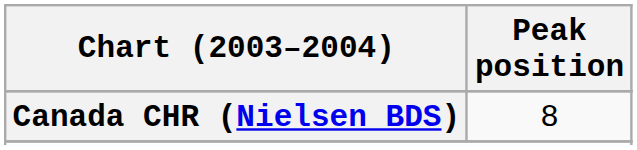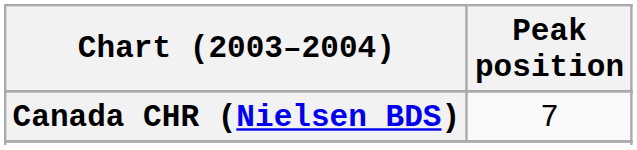(550, 117) 8 -> (550, 117) 7
